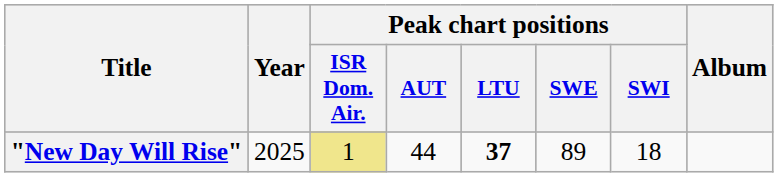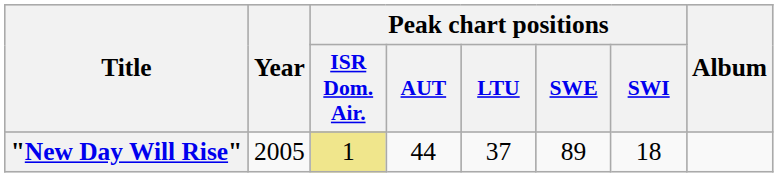(279, 151) 2025 -> (279, 151) 2005
(498, 151) bold -> (498, 151) normal
